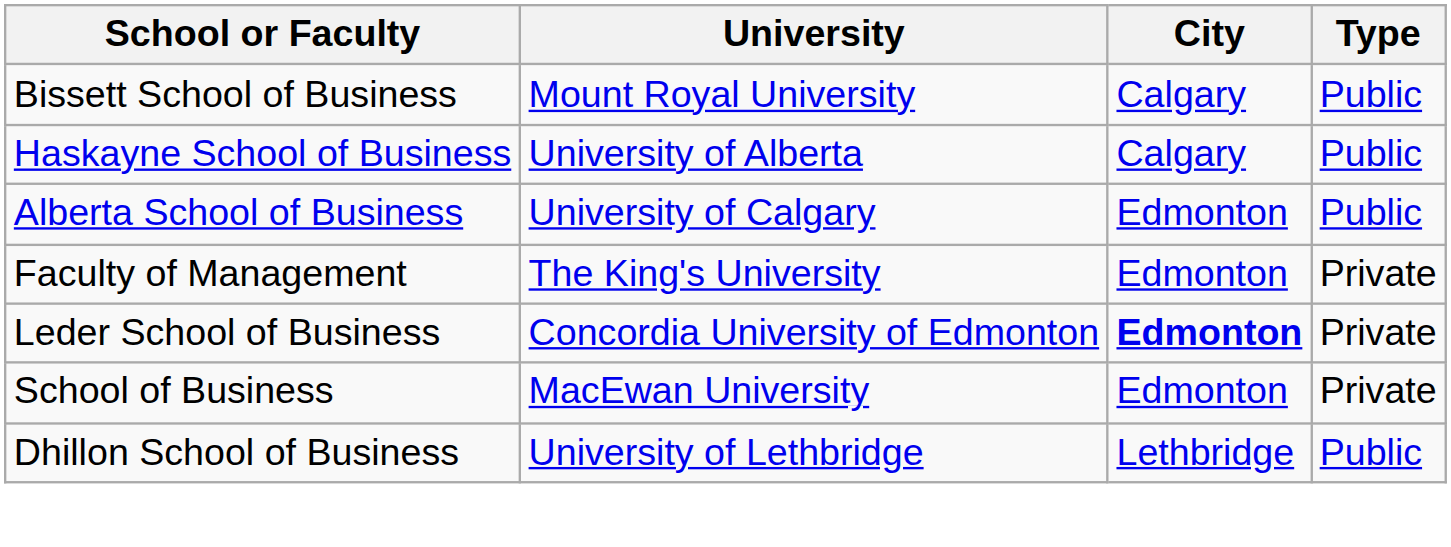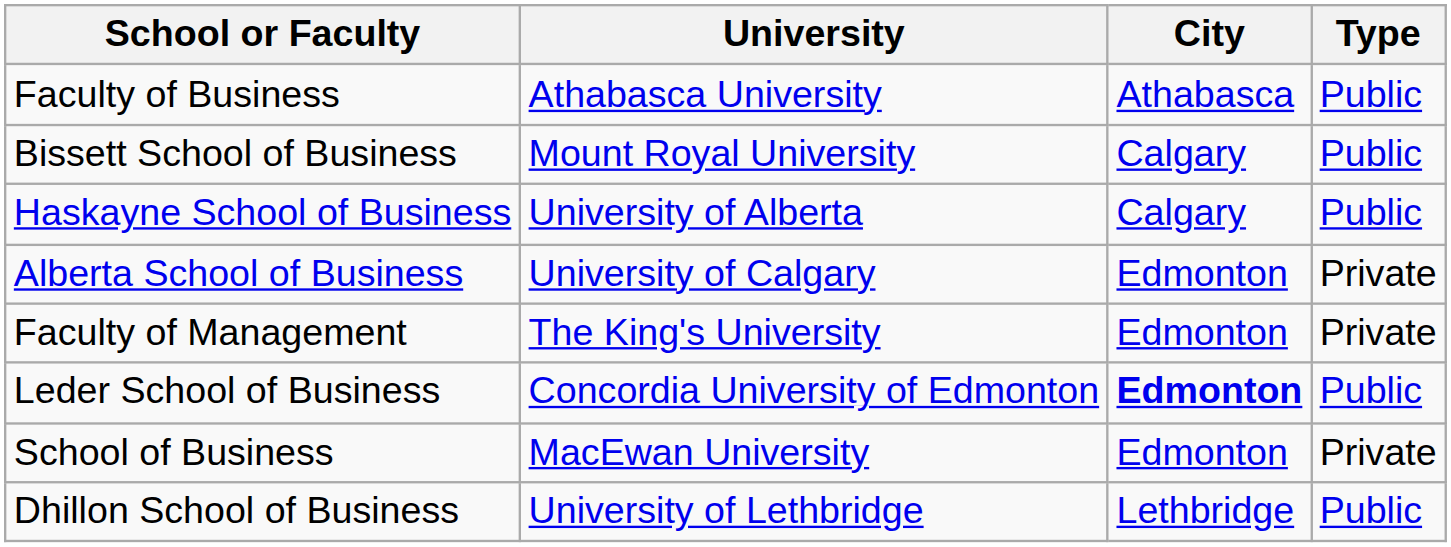+ row: (177, 93)
(1371, 213) Public -> (1378, 272) Private
(1378, 332) Private -> (1371, 392) Public
